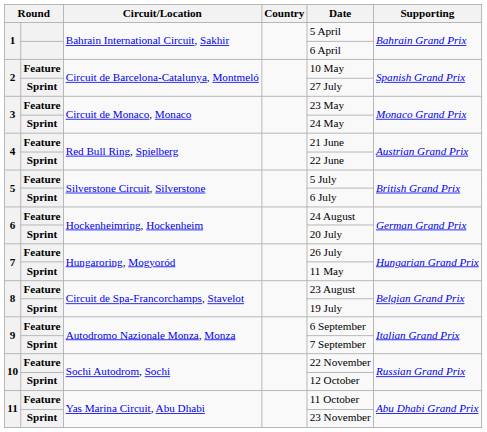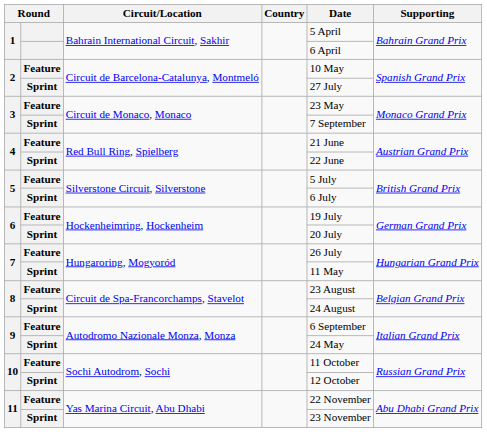(327, 123) 24 May -> (338, 123) 7 September
(332, 215) 24 August -> (326, 215) 19 July
(326, 307) 19 July -> (332, 307) 24 August
(338, 344) 7 September -> (327, 344) 24 May
(340, 362) 22 November -> (334, 362) 11 October
(334, 399) 11 October -> (340, 399) 22 November
